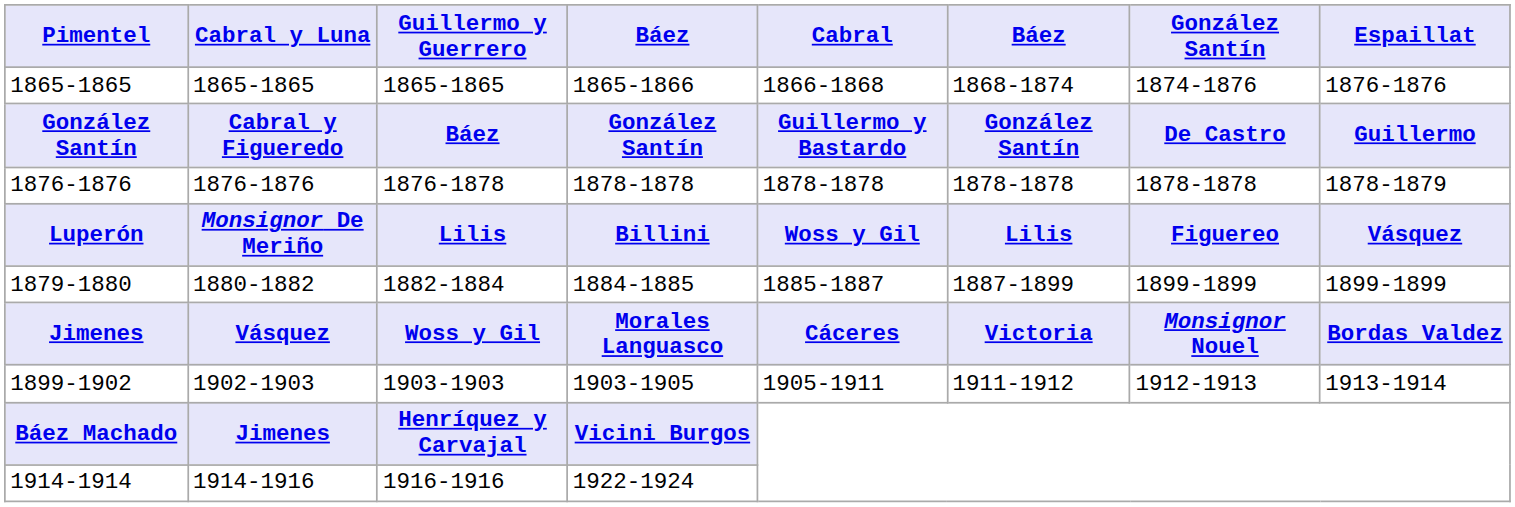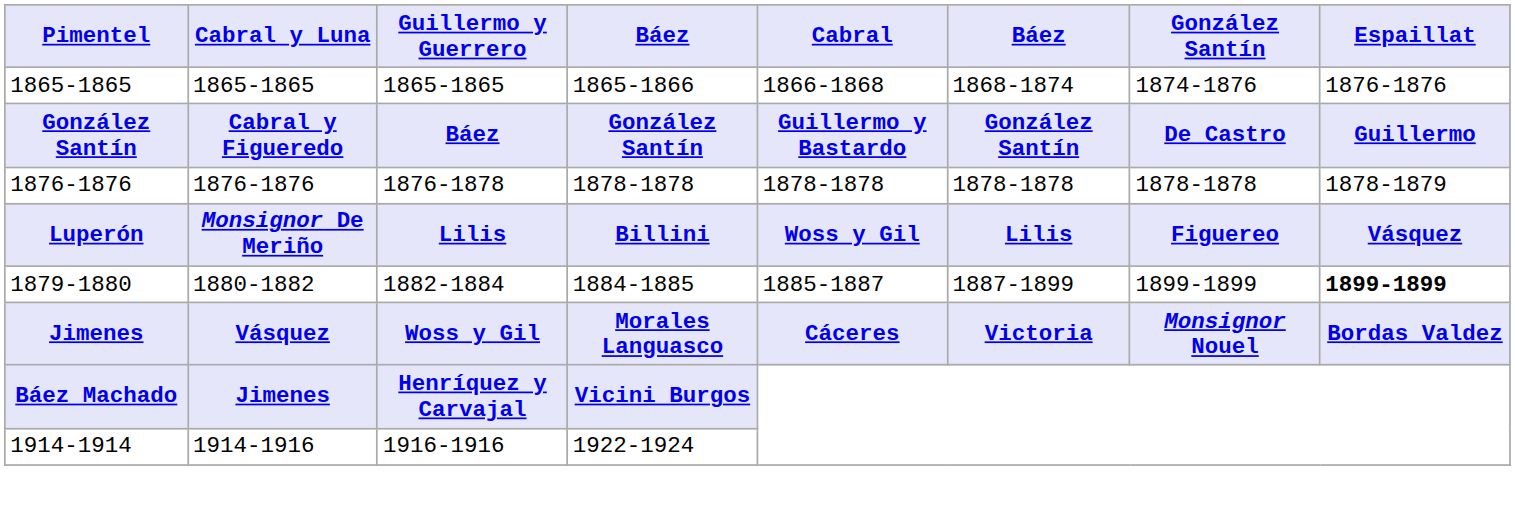(1386, 284) normal -> (1386, 284) bold
- row: (71, 384)
